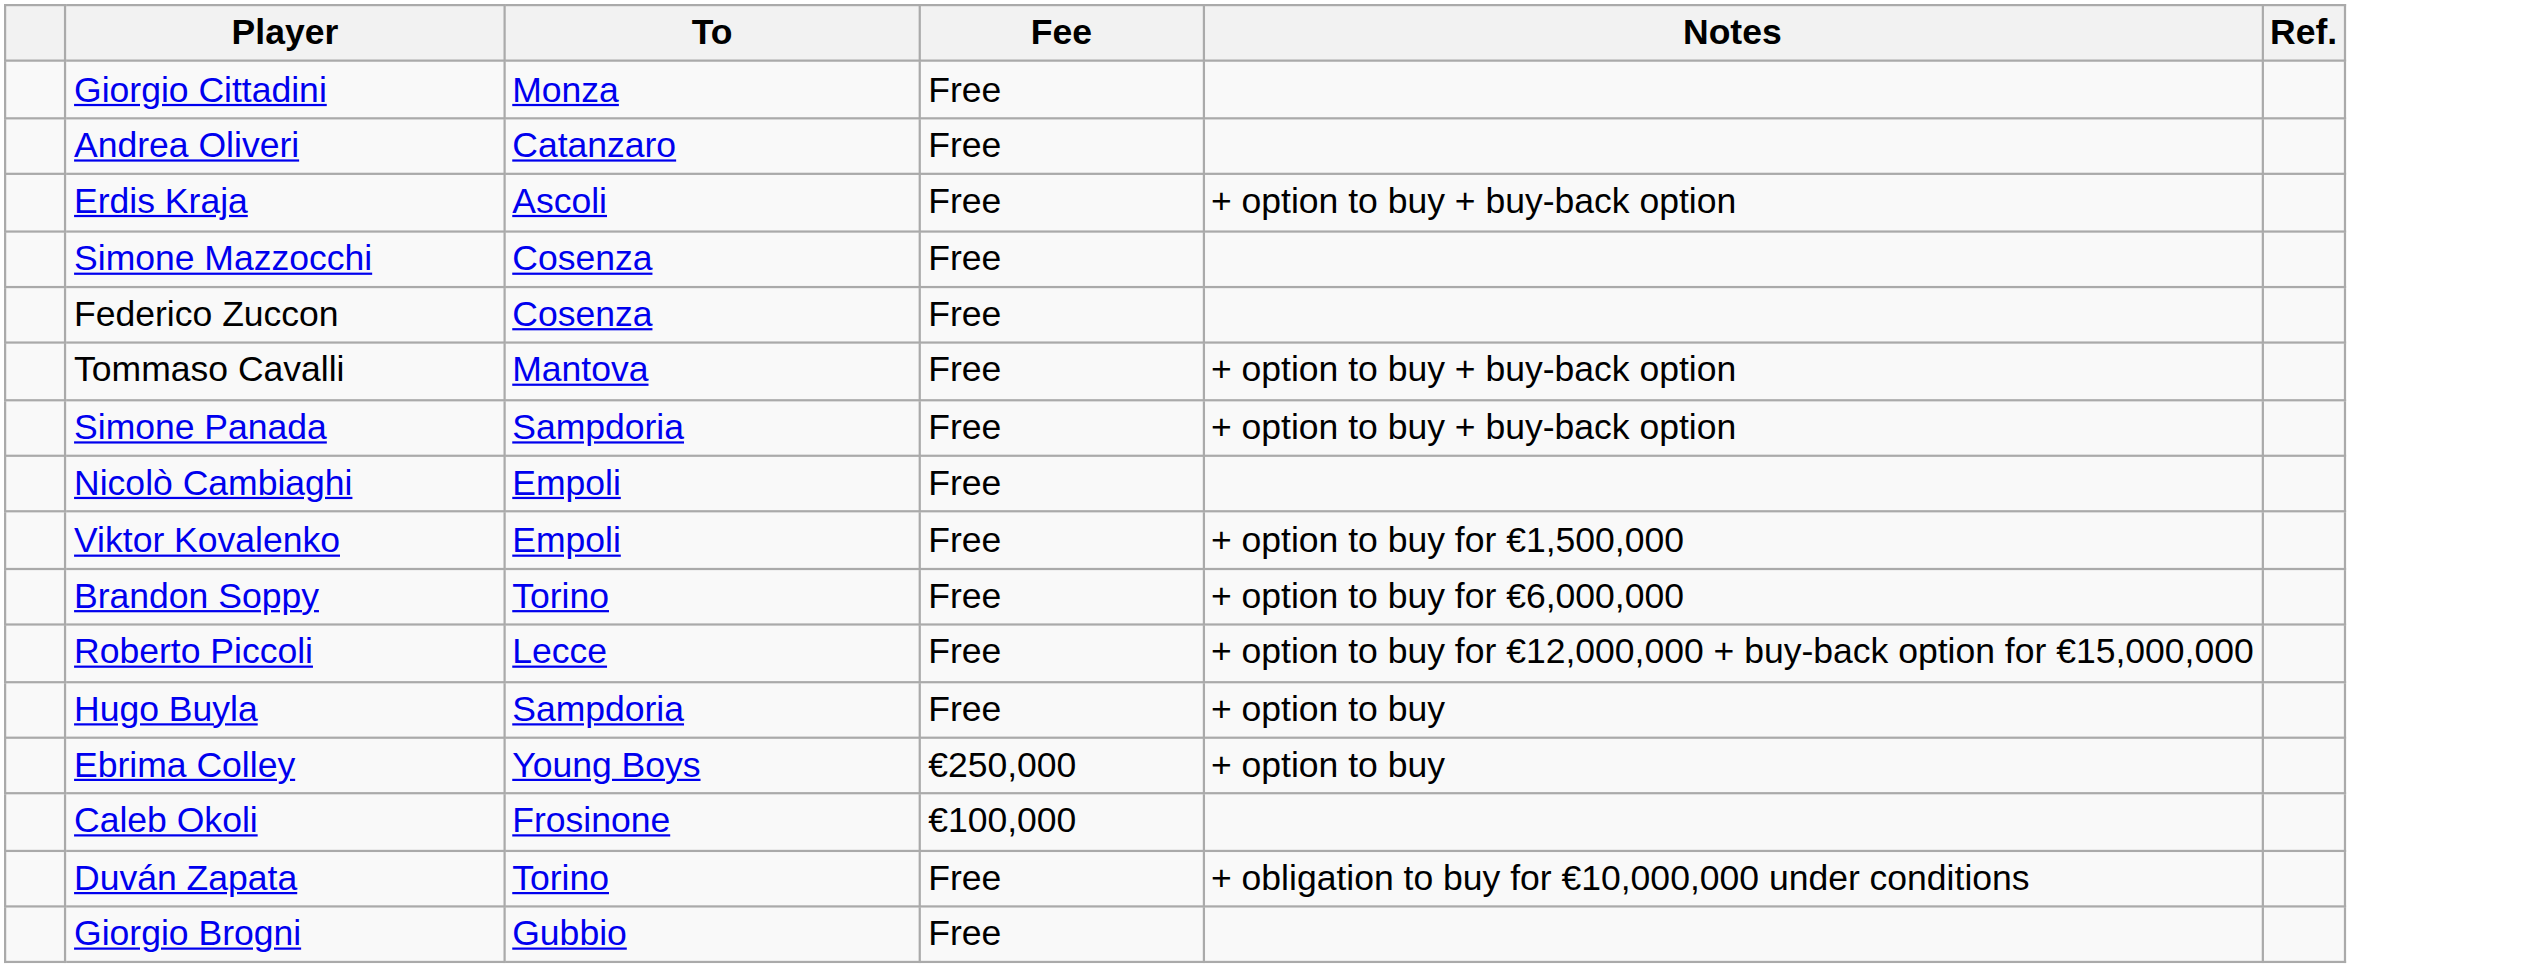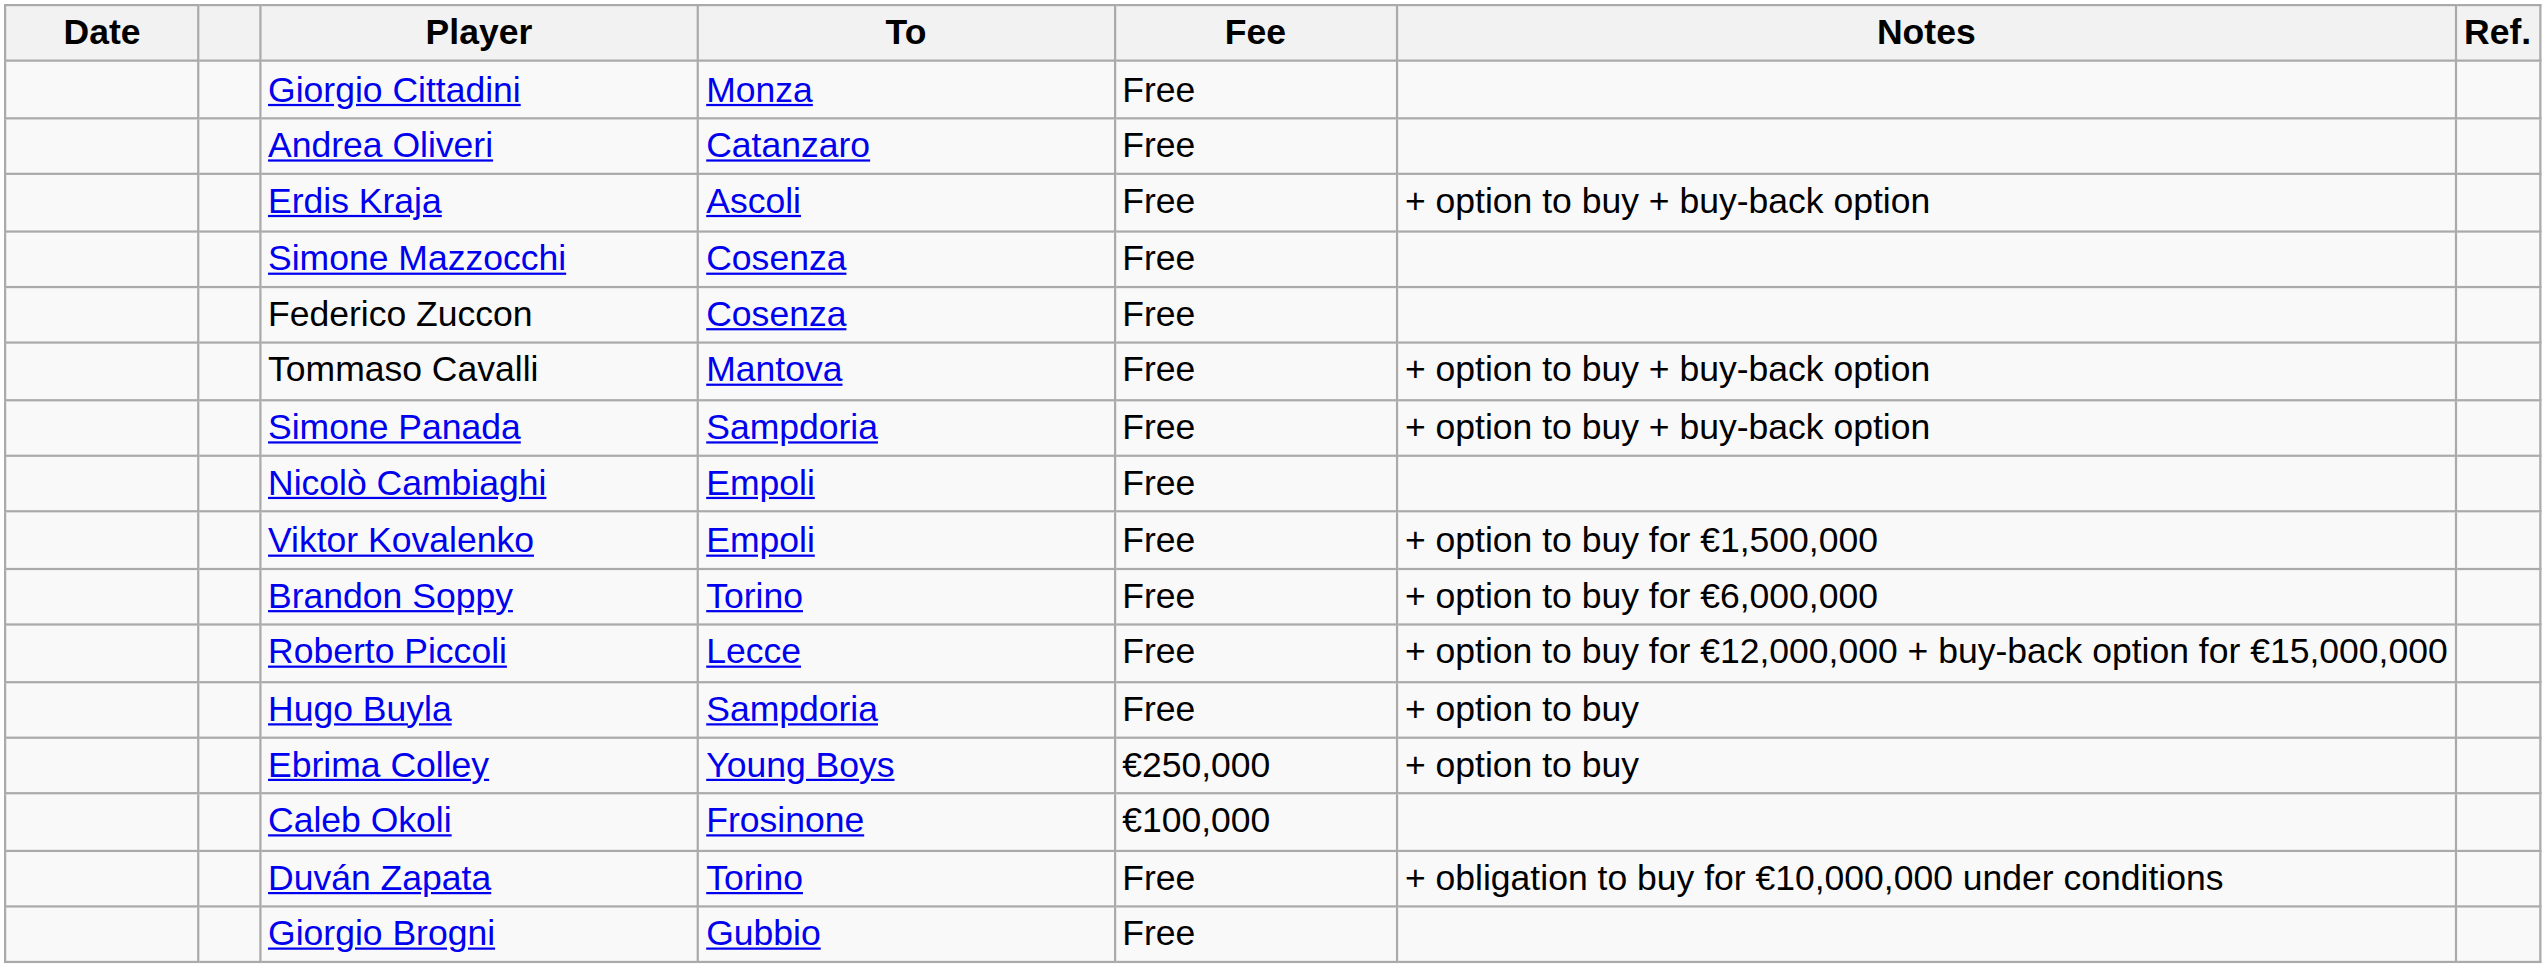+ column: (102, 32)
